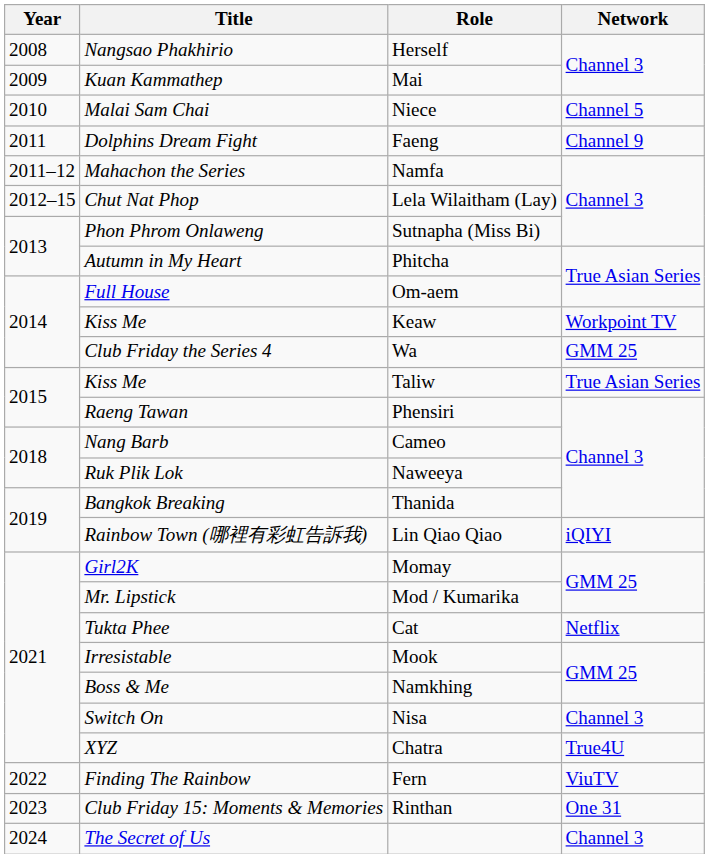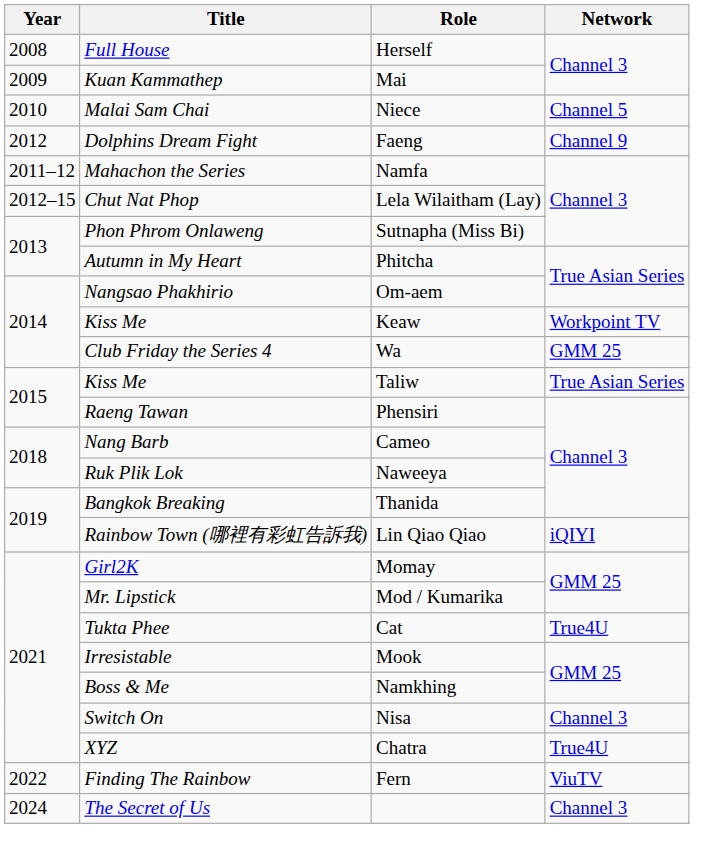(159, 49) Nangsao Phakhirio -> (127, 49) Full House
(28, 140) 2011 -> (28, 140) 2012
(127, 291) Full House -> (159, 291) Nangsao Phakhirio
(593, 627) Netflix -> (579, 627) True4U
- row: (422, 808)
